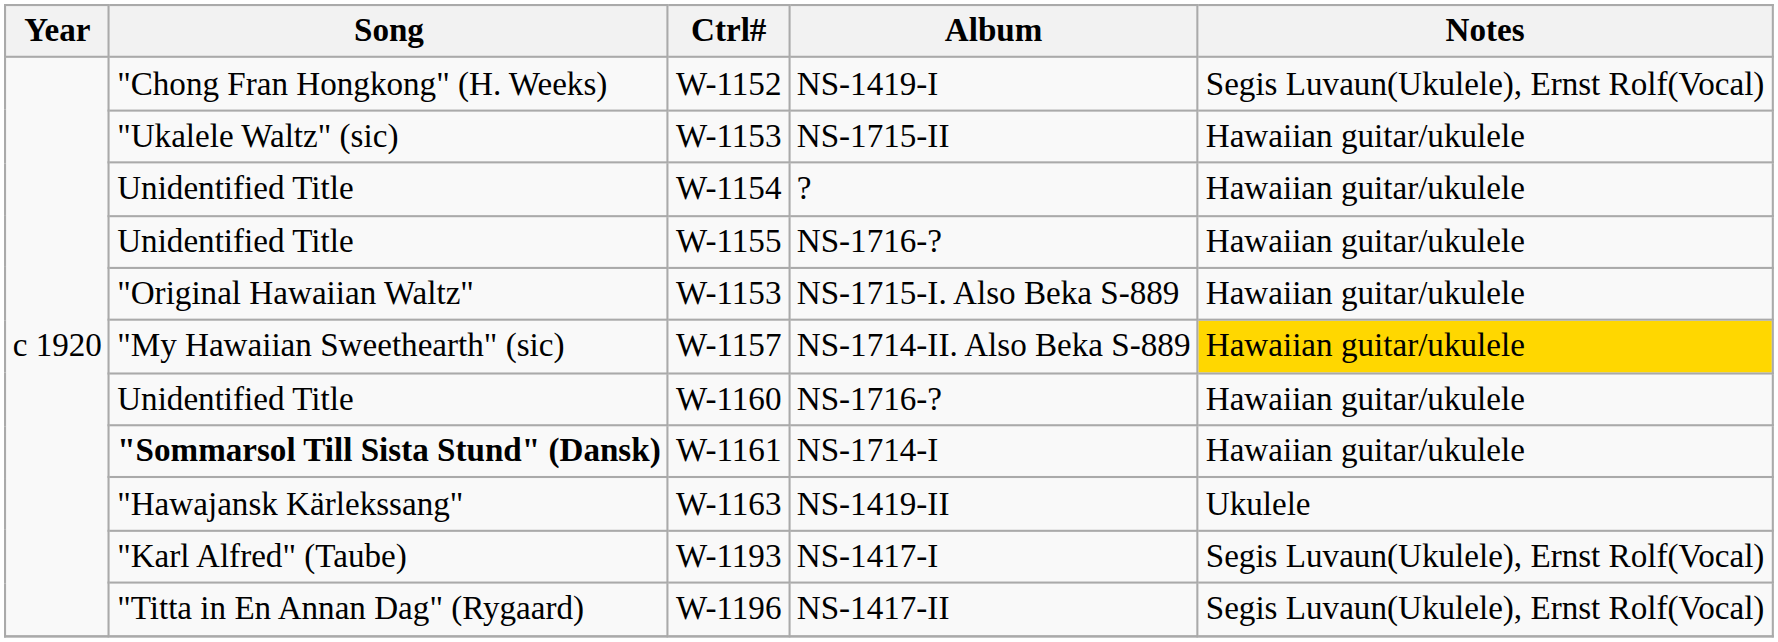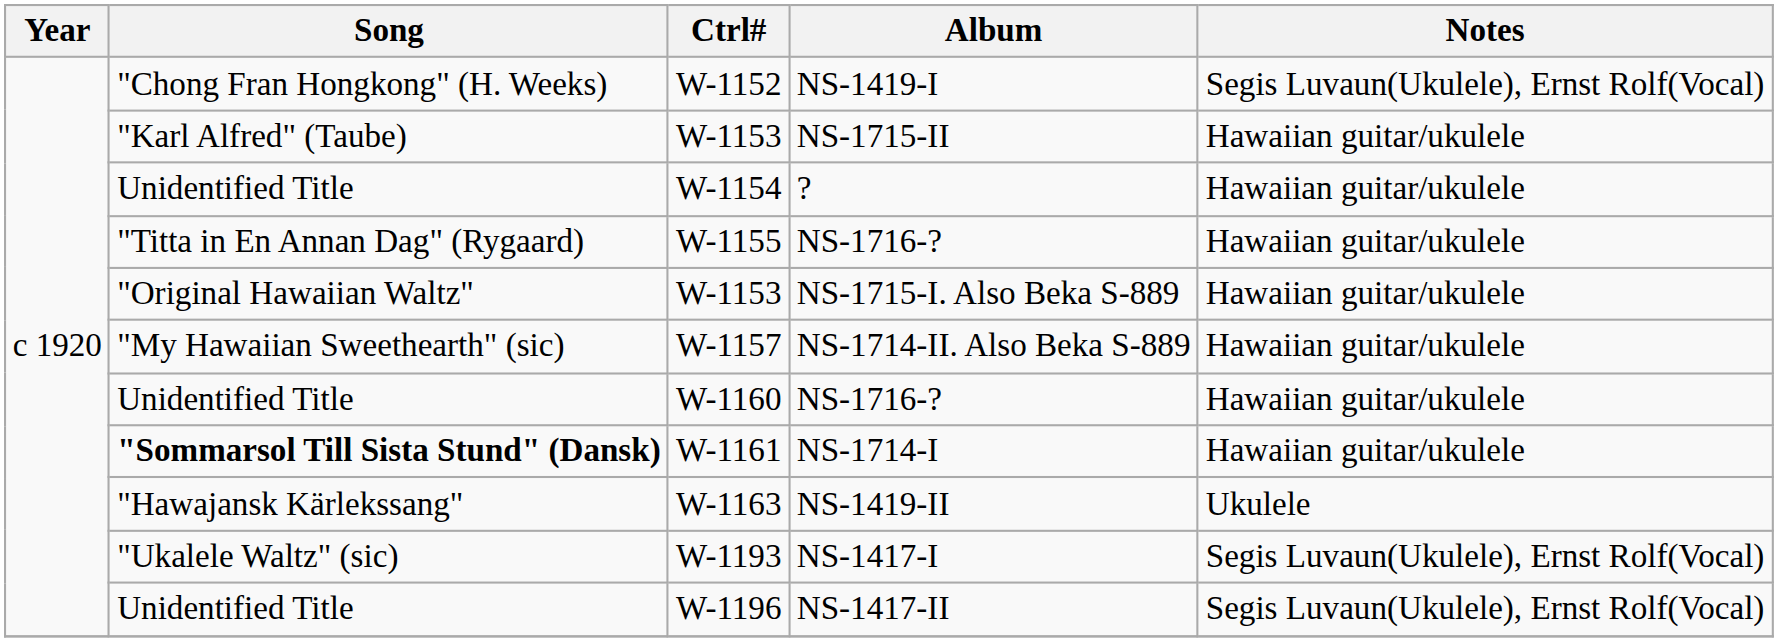(258, 135) "Ukalele Waltz" (sic) -> (262, 135) "Karl Alfred" (Taube)
(235, 240) Unidentified Title -> (351, 240) "Titta in En Annan Dag" (Rygaard)
(1365, 345) gold background -> (1365, 345) no background
(262, 556) "Karl Alfred" (Taube) -> (258, 556) "Ukalele Waltz" (sic)
(351, 608) "Titta in En Annan Dag" (Rygaard) -> (235, 608) Unidentified Title
